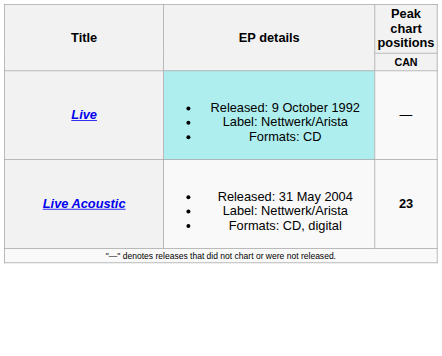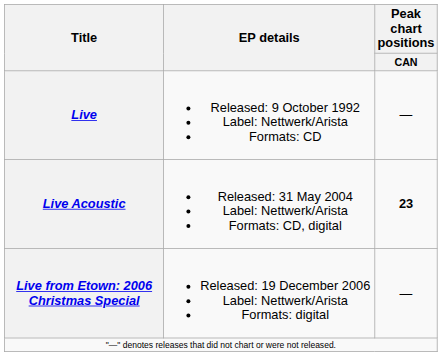(269, 122) paleturquoise background -> (269, 122) no background
+ row: (84, 293)
